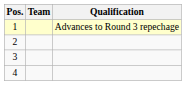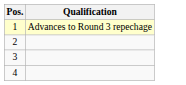- column: (39, 12)
